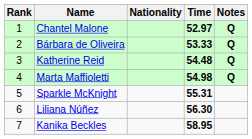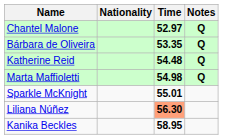- column: (19, 12)
(199, 45) 53.33 -> (170, 45) 53.35
(199, 93) 55.31 -> (170, 93) 55.01
(199, 110) no background -> (170, 110) lightsalmon background
